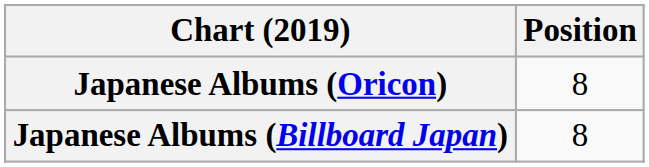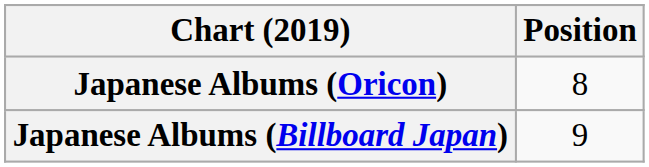(580, 135) 8 -> (580, 135) 9
